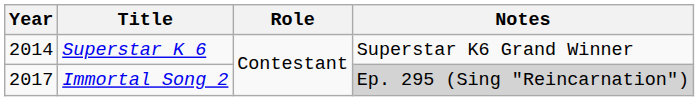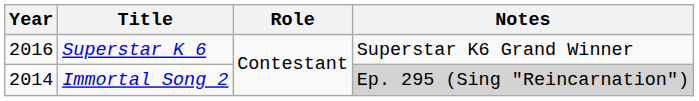(31, 50) 2014 -> (31, 50) 2016
(31, 80) 2017 -> (31, 80) 2014
